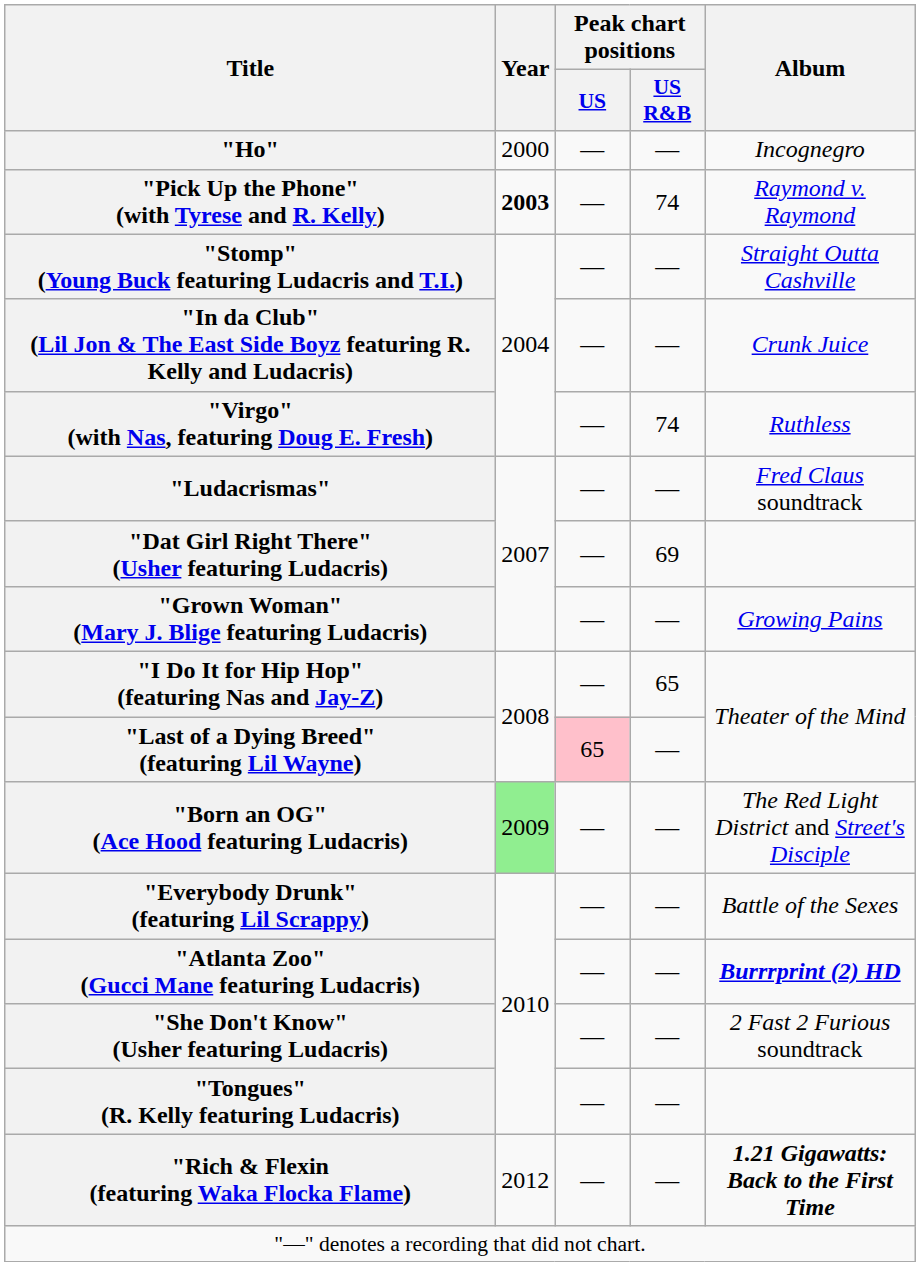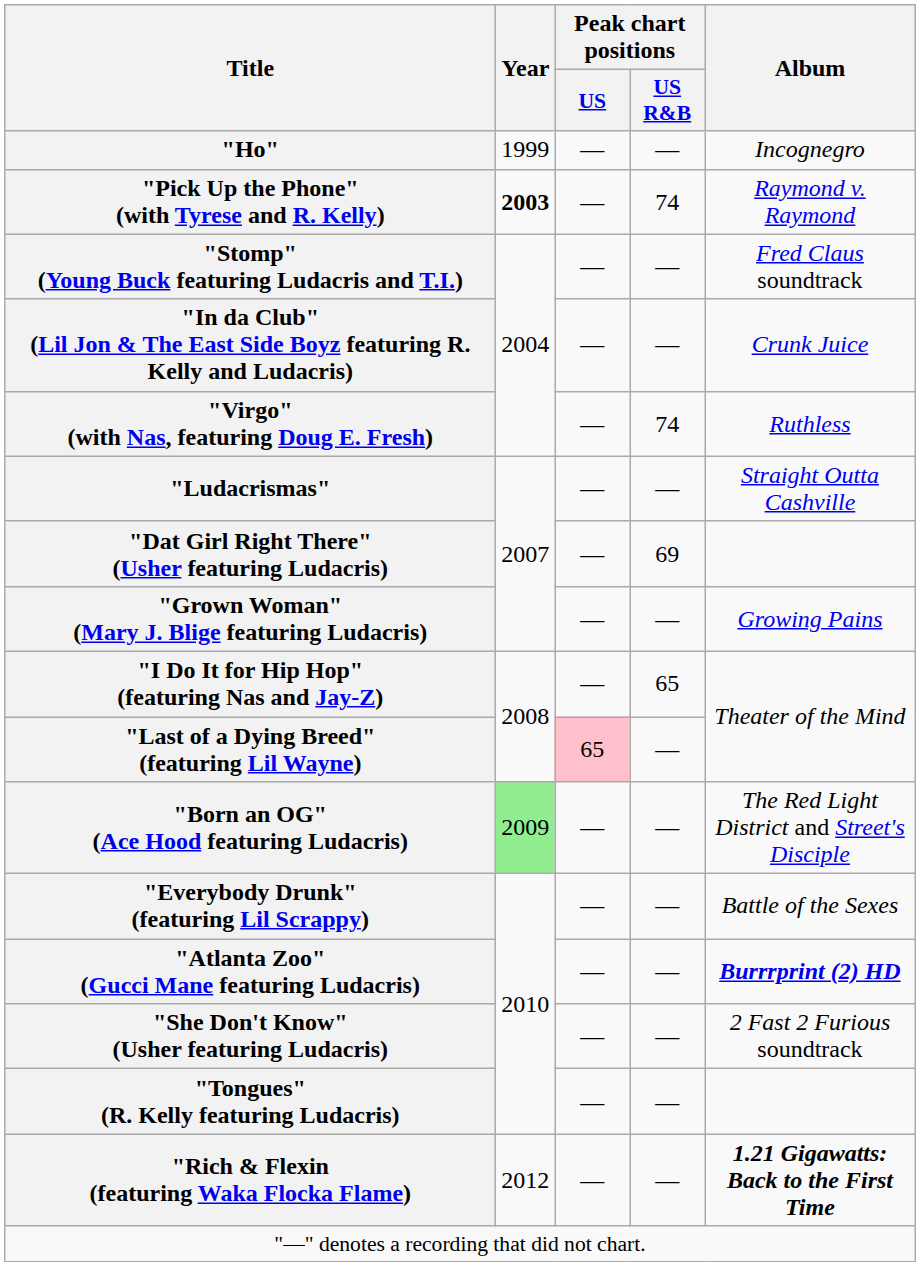(525, 149) 2000 -> (525, 149) 1999
(810, 266) Straight Outta Cashville -> (810, 266) Fred Claus soundtrack
(810, 488) Fred Claus soundtrack -> (810, 488) Straight Outta Cashville
